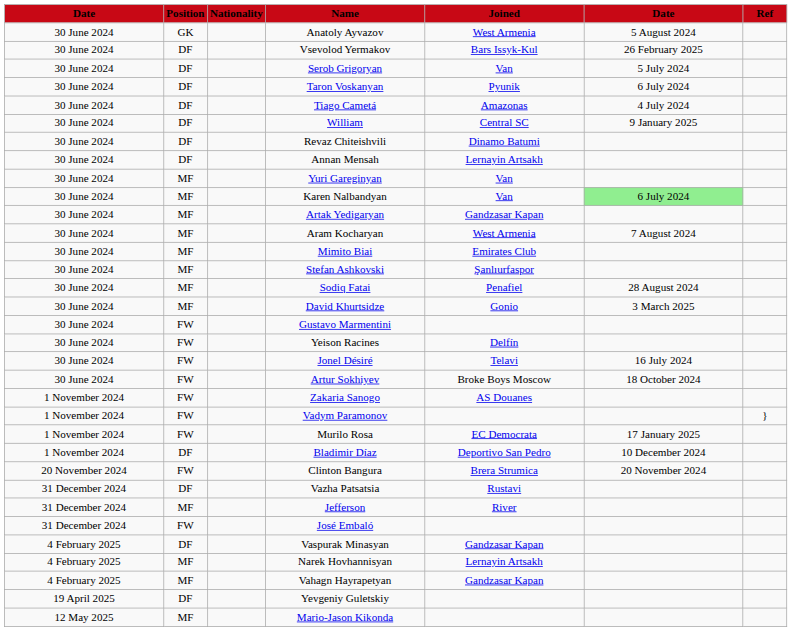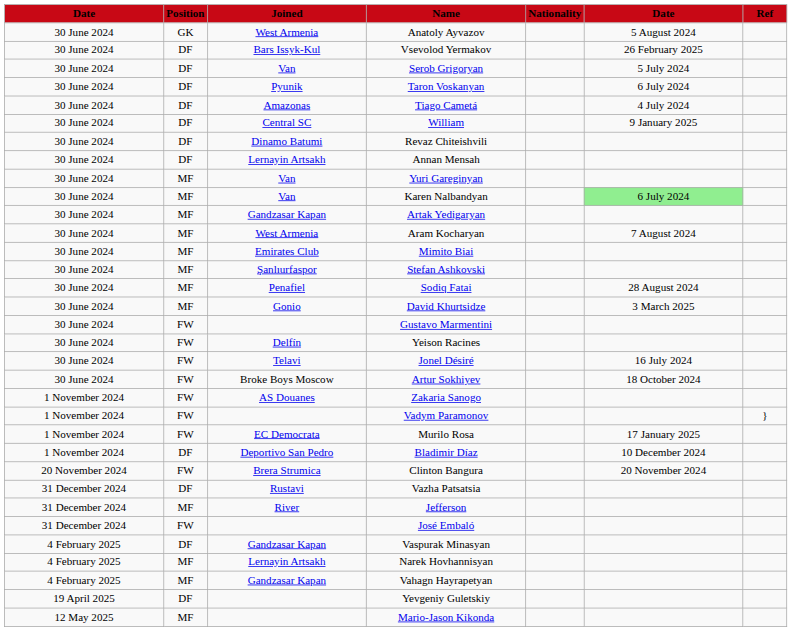columns swapped: (236, 14) <-> (504, 14)
